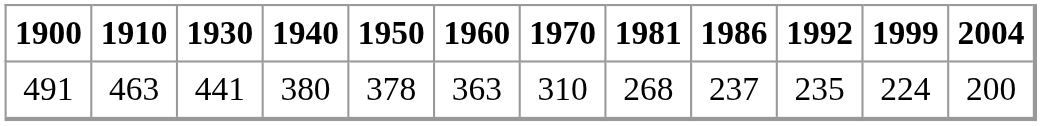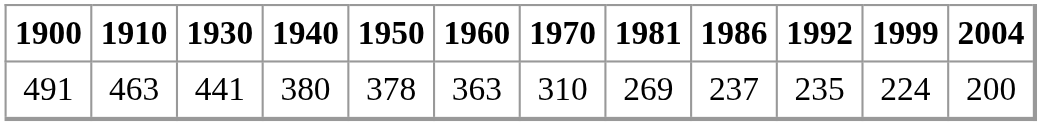(648, 89) 268 -> (648, 89) 269
